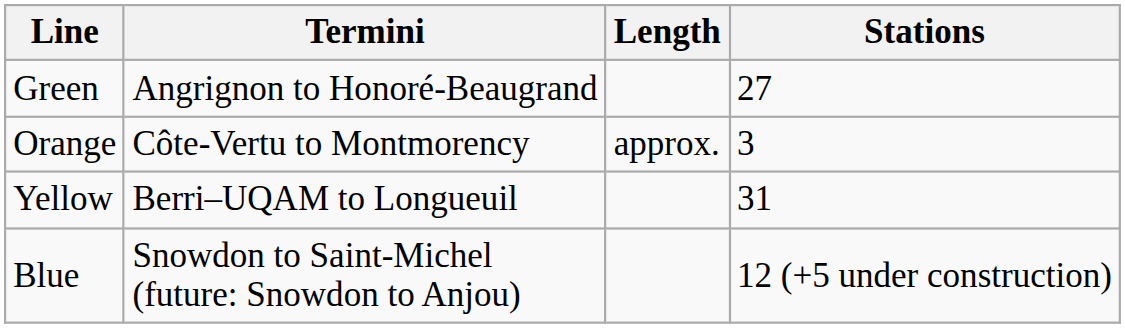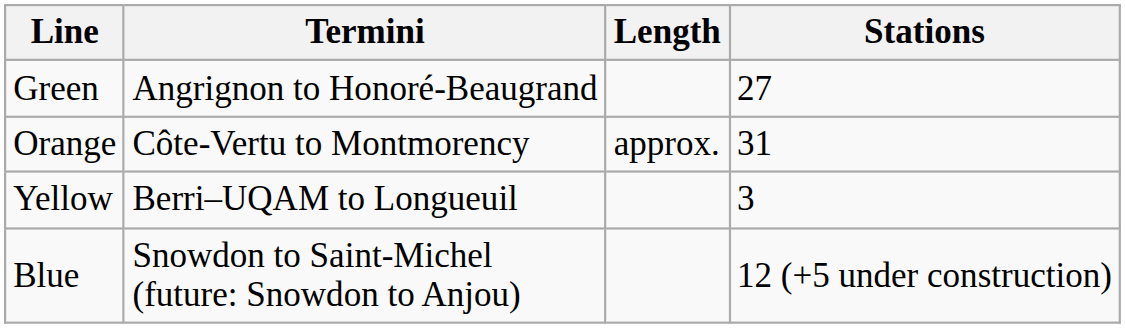(746, 143) 3 -> (755, 143) 31
(755, 198) 31 -> (746, 198) 3
